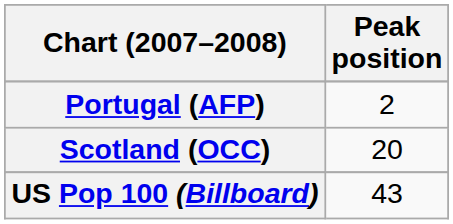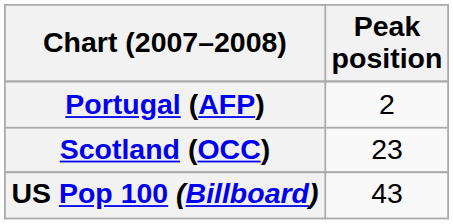(387, 149) 20 -> (387, 149) 23
